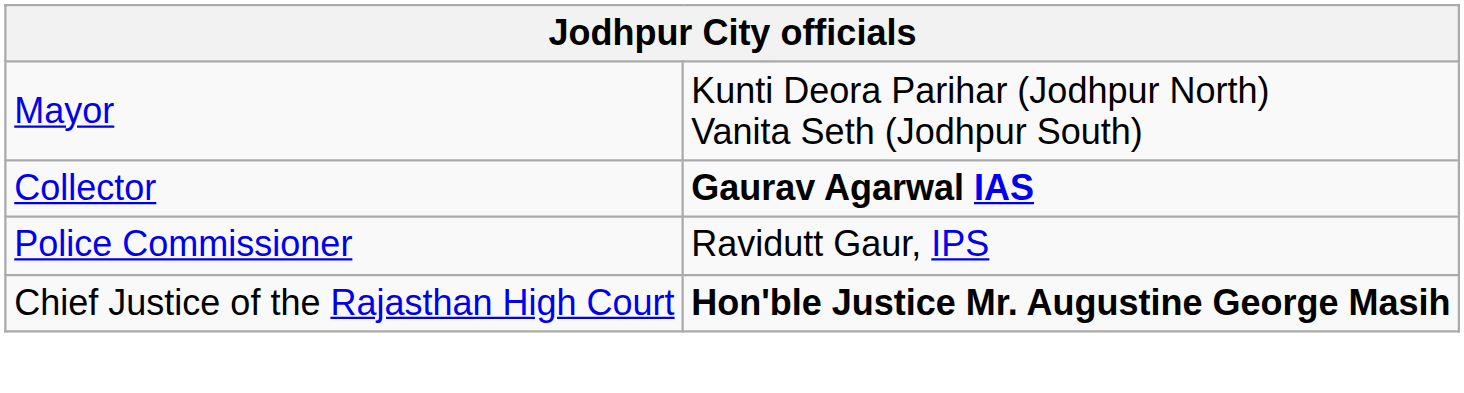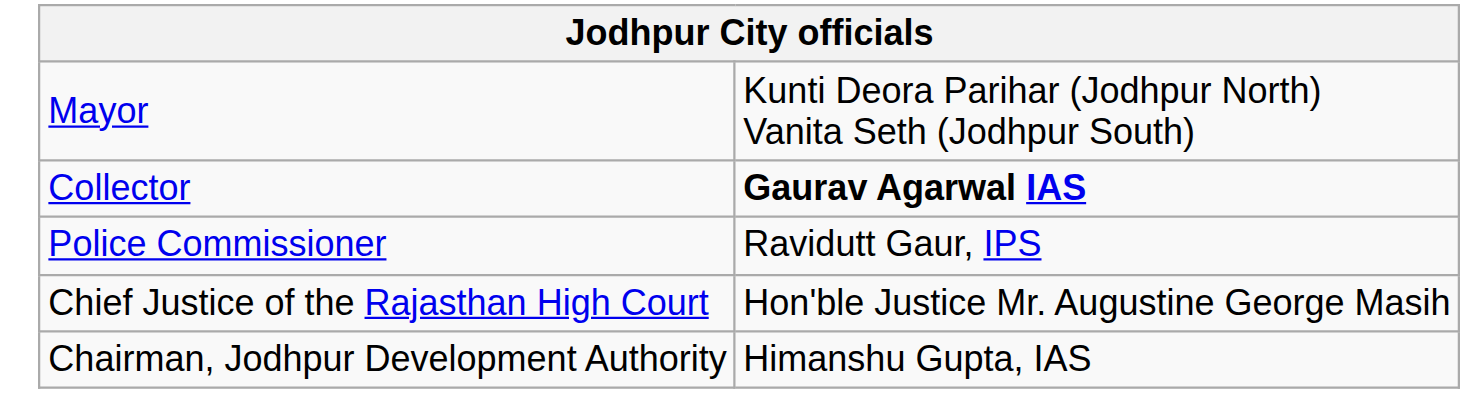(1071, 301) bold -> (1097, 301) normal
+ row: (388, 359)
